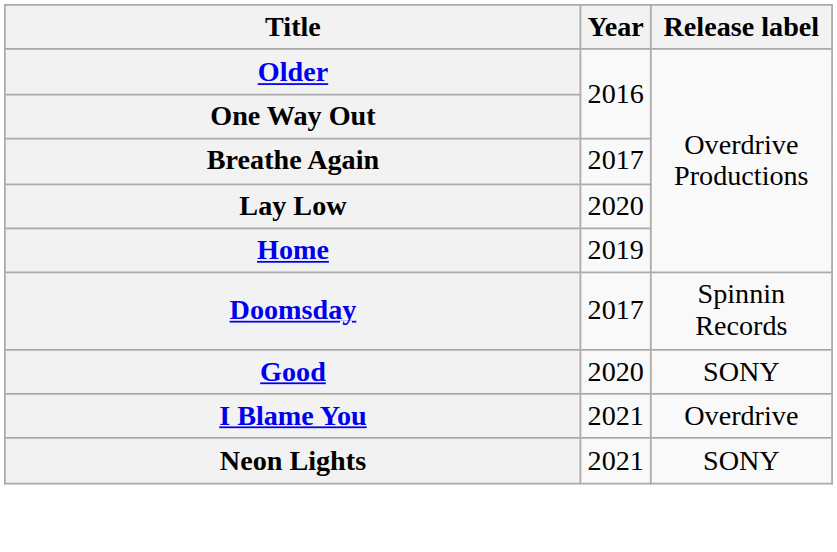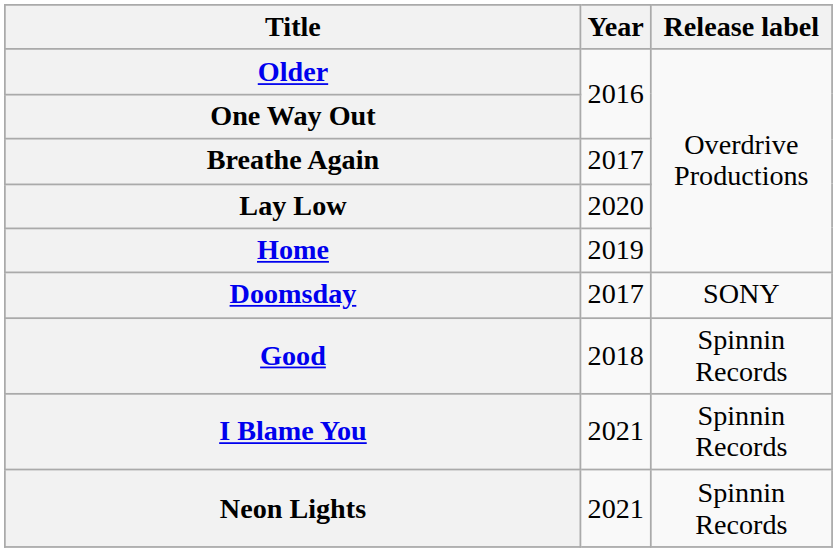(741, 310) Spinnin Records -> (741, 294) SONY
(616, 371) 2020 -> (616, 355) 2018
(741, 371) SONY -> (741, 355) Spinnin Records
(741, 415) Overdrive -> (741, 431) Spinnin Records
(741, 460) SONY -> (741, 507) Spinnin Records
